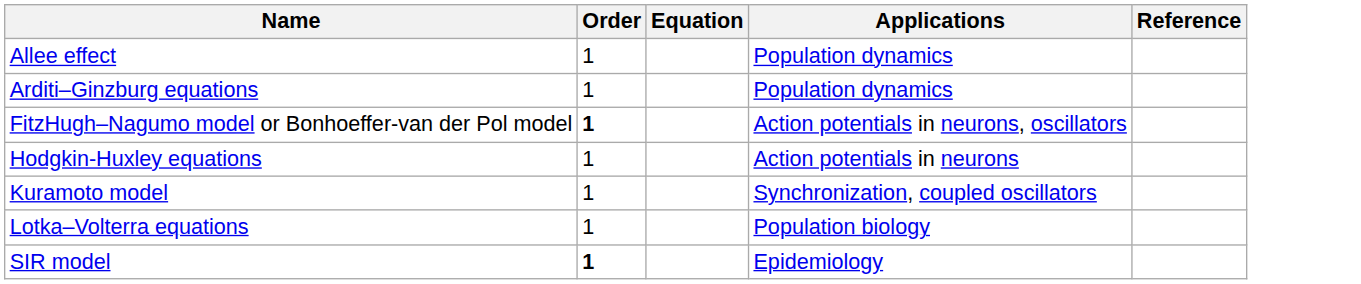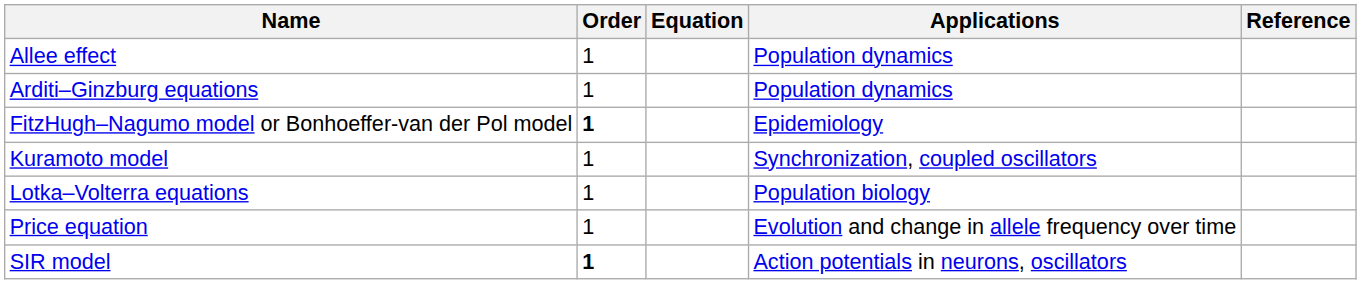(940, 124) Action potentials in neurons, oscillators -> (818, 124) Epidemiology
- row: (136, 158)
+ row: (79, 227)
(818, 261) Epidemiology -> (940, 261) Action potentials in neurons, oscillators
